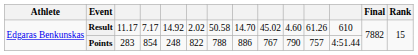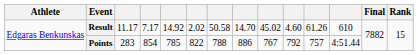(173, 43) 248 -> (173, 43) 785
(294, 43) 790 -> (294, 43) 792
